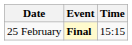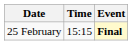columns swapped: (112, 13) <-> (81, 13)
